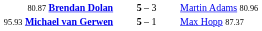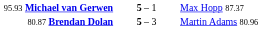rows swapped: (58, 21) <-> (70, 8)
